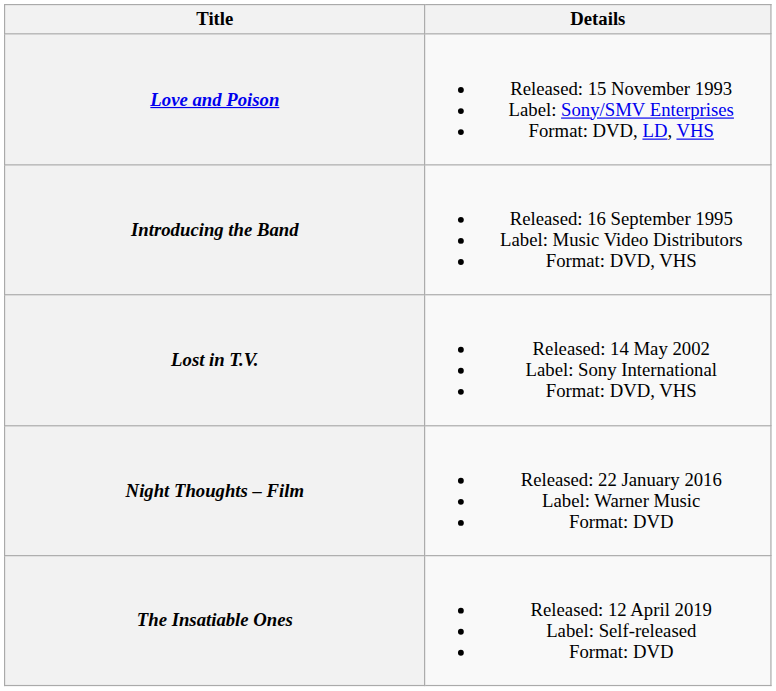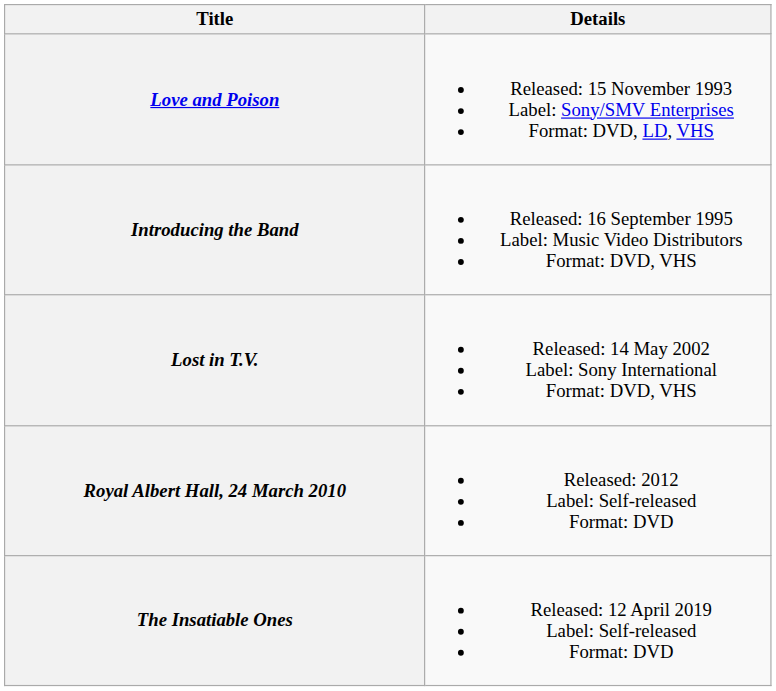+ row: (215, 490)
- row: (215, 490)
